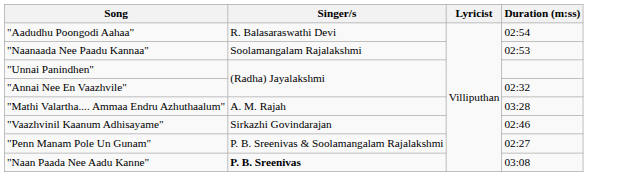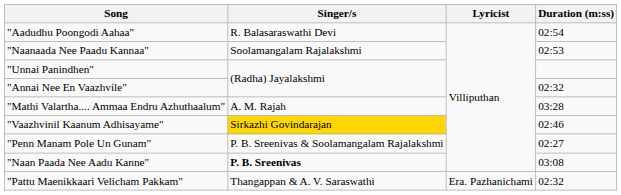(281, 125) no background -> (281, 125) gold background
+ row: (95, 180)
